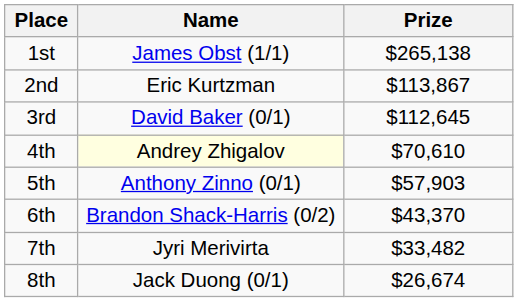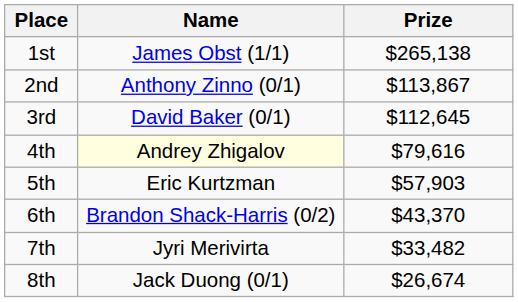(211, 85) Eric Kurtzman -> (211, 85) Anthony Zinno (0/1)
(428, 150) $70,610 -> (428, 150) $79,616
(211, 183) Anthony Zinno (0/1) -> (211, 183) Eric Kurtzman
